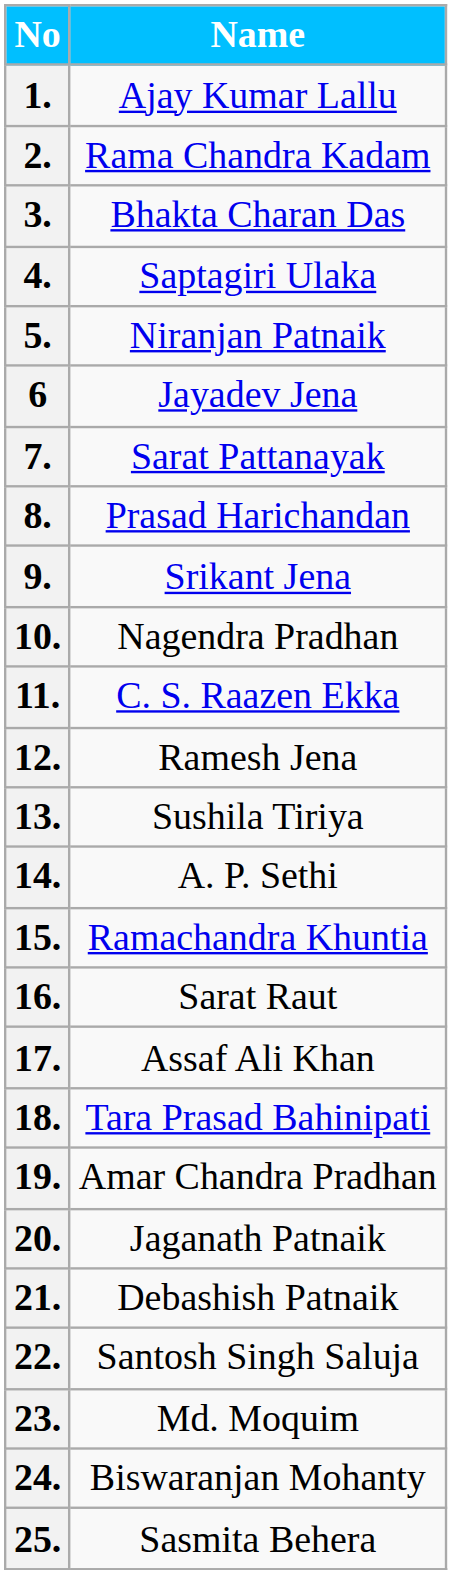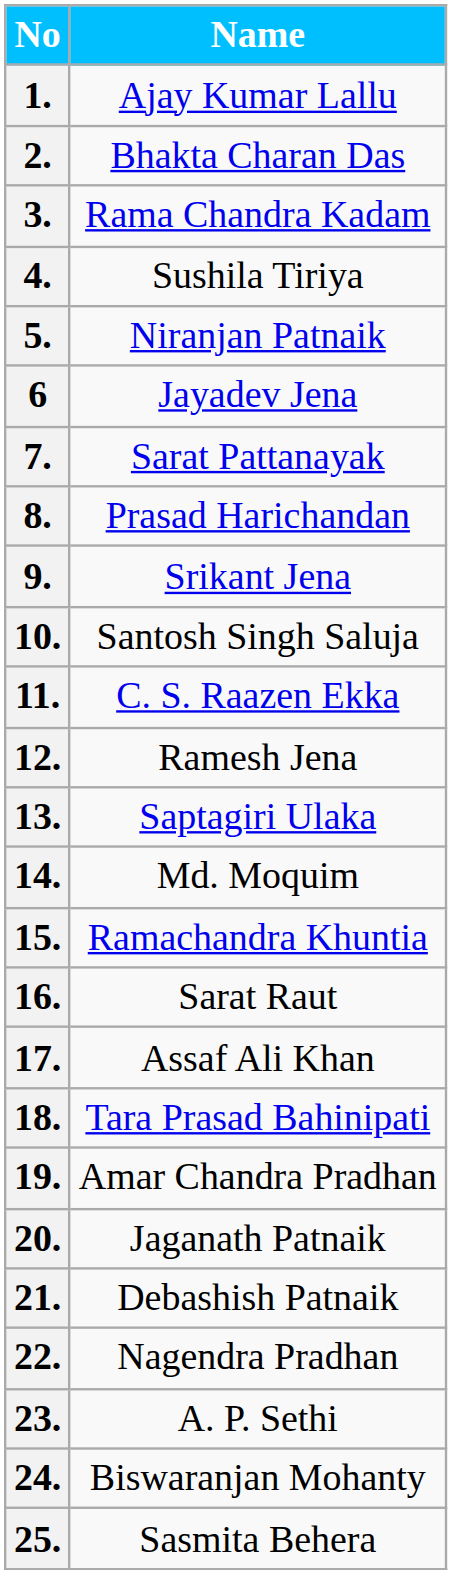(258, 154) Rama Chandra Kadam -> (258, 154) Bhakta Charan Das
(258, 214) Bhakta Charan Das -> (258, 214) Rama Chandra Kadam
(258, 275) Saptagiri Ulaka -> (258, 275) Sushila Tiriya
(258, 635) Nagendra Pradhan -> (258, 635) Santosh Singh Saluja
(258, 816) Sushila Tiriya -> (258, 816) Saptagiri Ulaka
(258, 876) A. P. Sethi -> (258, 876) Md. Moquim
(258, 1357) Santosh Singh Saluja -> (258, 1357) Nagendra Pradhan
(258, 1417) Md. Moquim -> (258, 1417) A. P. Sethi
